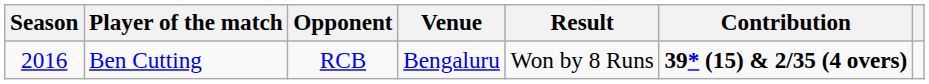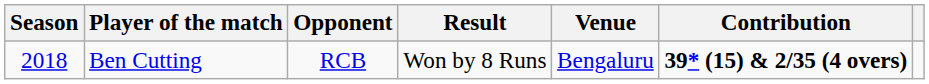columns swapped: (452, 22) <-> (582, 22)
(44, 59) 2016 -> (44, 59) 2018
